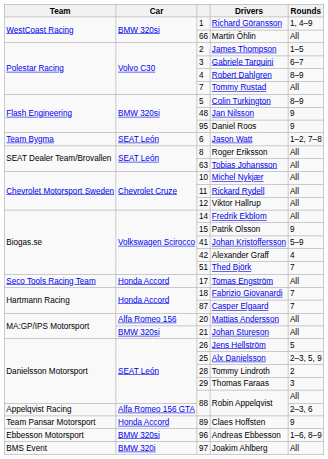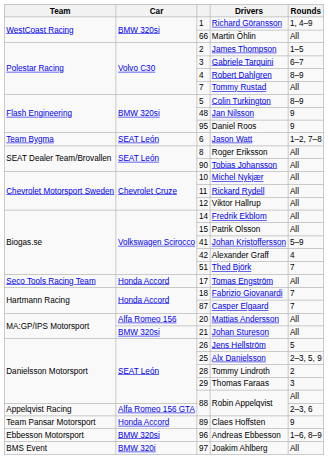(203, 165) 63 -> (203, 165) 90
(292, 229) 9 -> (294, 229) All
